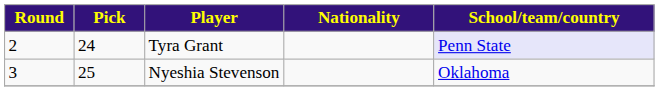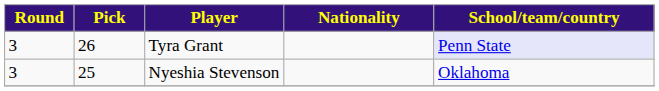(13, 45) 2 -> (13, 45) 3
(87, 45) 24 -> (87, 45) 26
